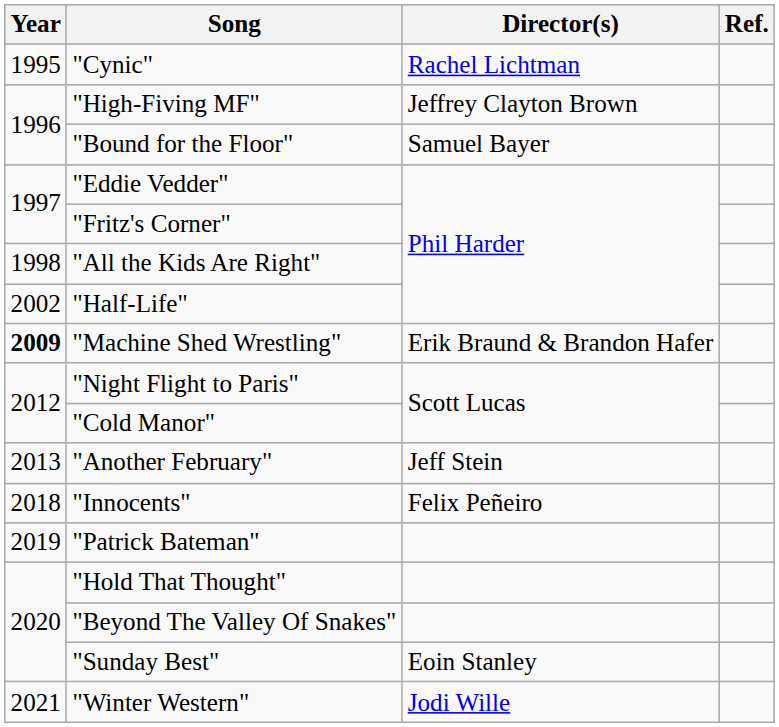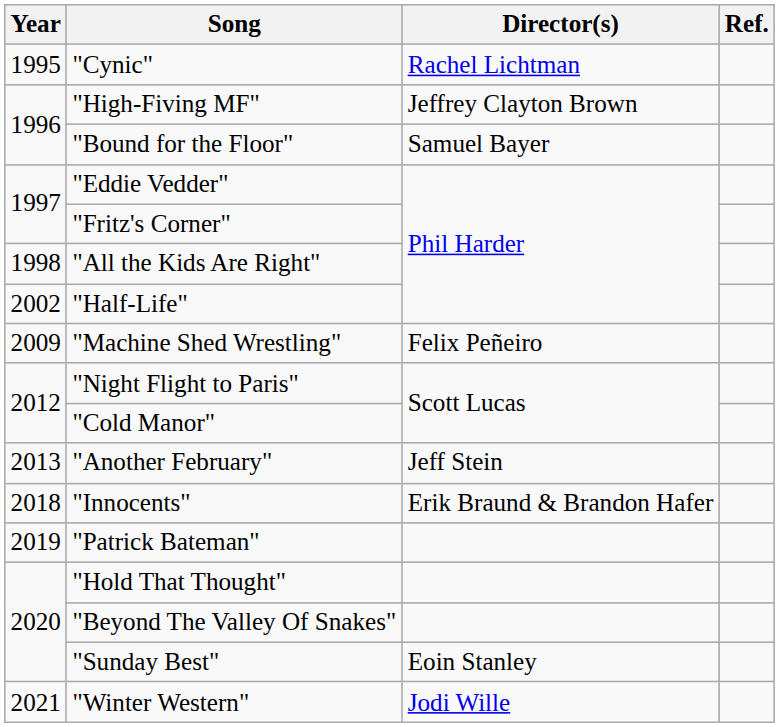(36, 343) bold -> (36, 343) normal
(561, 343) Erik Braund & Brandon Hafer -> (475, 343) Felix Peñeiro
(475, 502) Felix Peñeiro -> (561, 502) Erik Braund & Brandon Hafer
